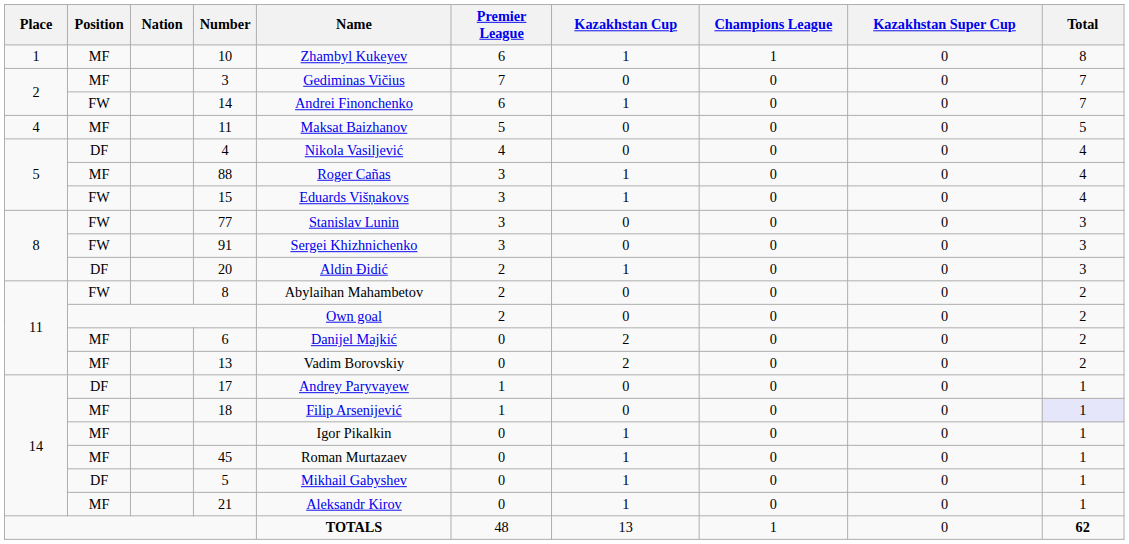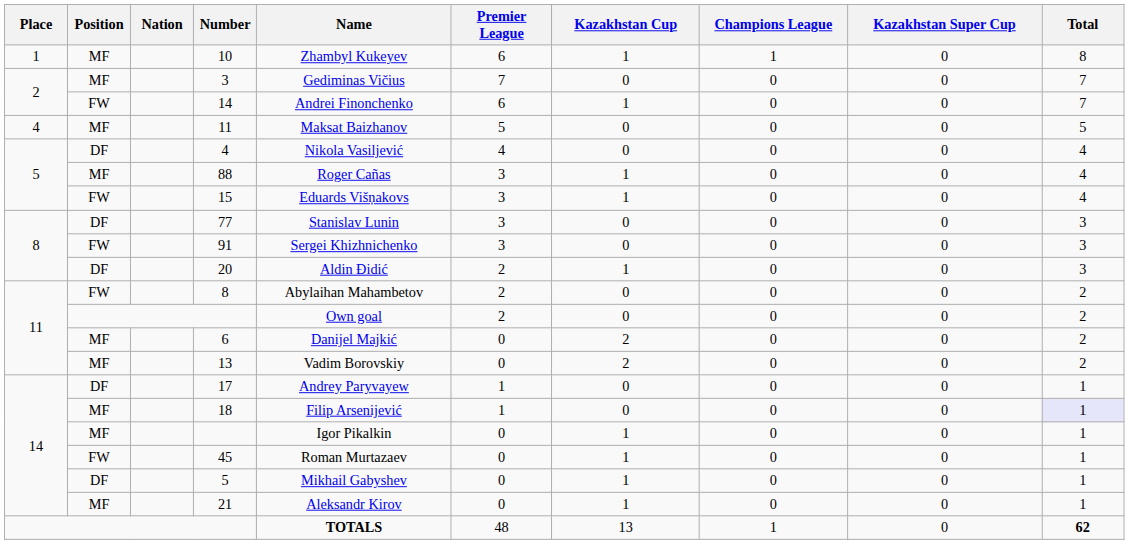(99, 221) FW -> (99, 221) DF
(99, 457) MF -> (99, 457) FW
